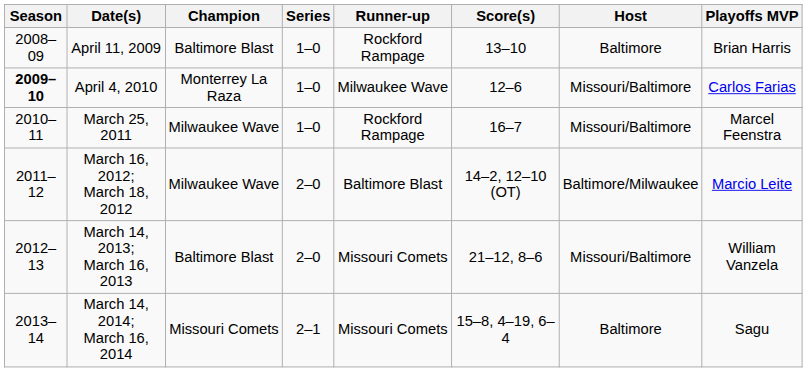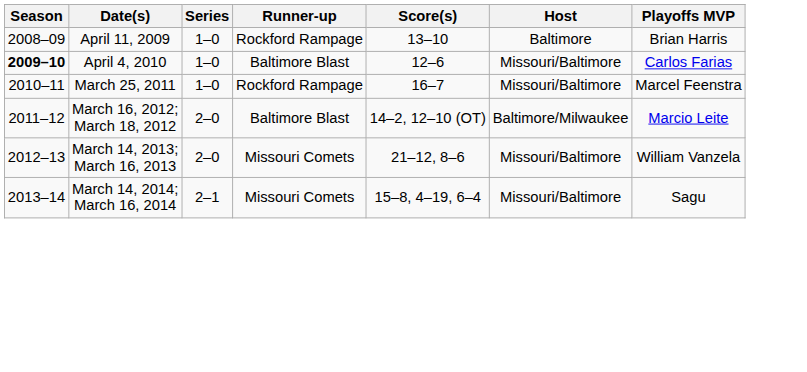- column: (224, 16)
(393, 87) Milwaukee Wave -> (300, 62) Baltimore Blast
(631, 330) Baltimore -> (561, 197) Missouri/Baltimore
